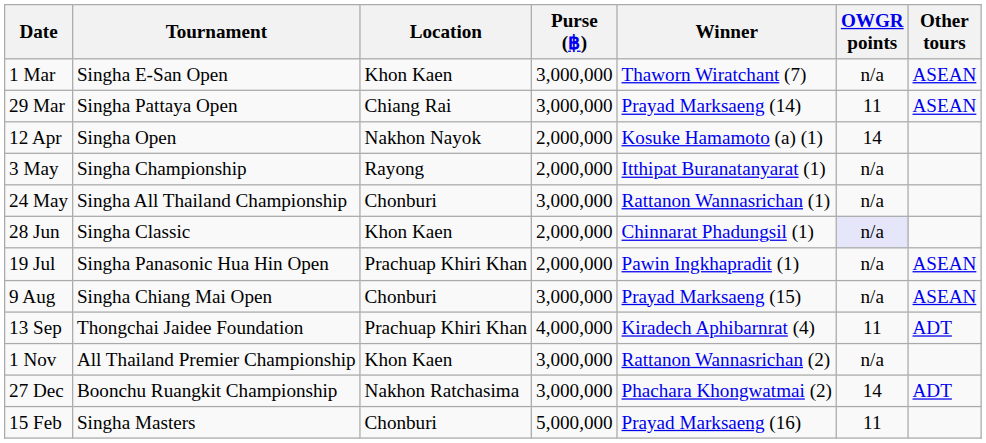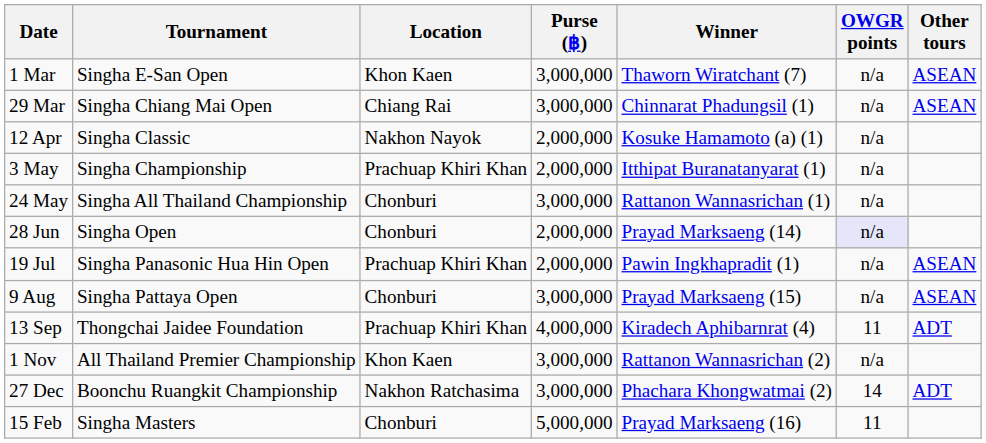(157, 106) Singha Pattaya Open -> (175, 106) Singha Chiang Mai Open
(711, 106) Prayad Marksaeng (14) -> (718, 106) Chinnarat Phadungsil (1)
(872, 106) 11 -> (872, 106) n/a
(127, 137) Singha Open -> (134, 137) Singha Classic
(872, 137) 14 -> (872, 137) n/a
(394, 169) Rayong -> (446, 169) Prachuap Khiri Khan
(134, 232) Singha Classic -> (127, 232) Singha Open
(408, 232) Khon Kaen -> (401, 232) Chonburi
(718, 232) Chinnarat Phadungsil (1) -> (711, 232) Prayad Marksaeng (14)
(175, 295) Singha Chiang Mai Open -> (157, 295) Singha Pattaya Open
